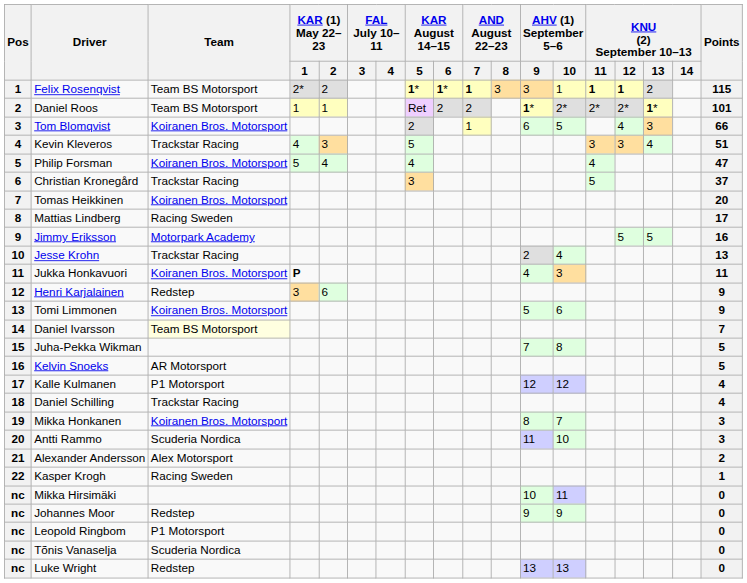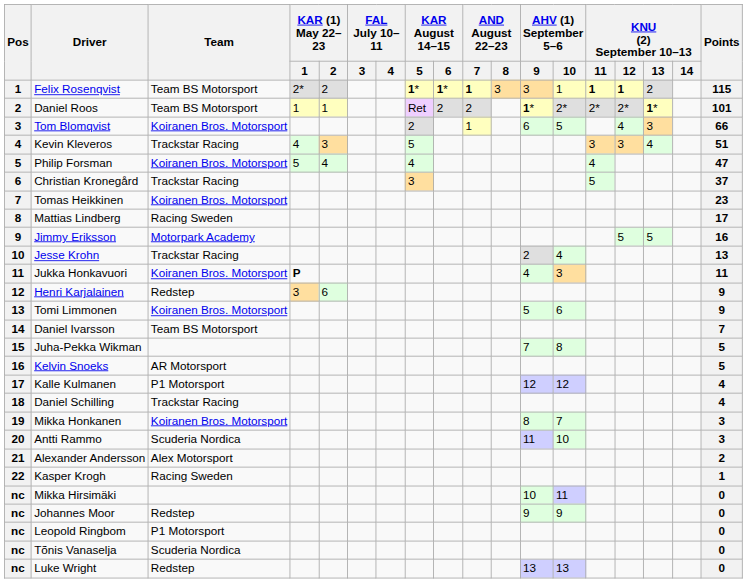(722, 199) 20 -> (722, 199) 23
(204, 328) lightyellow background -> (204, 328) no background
